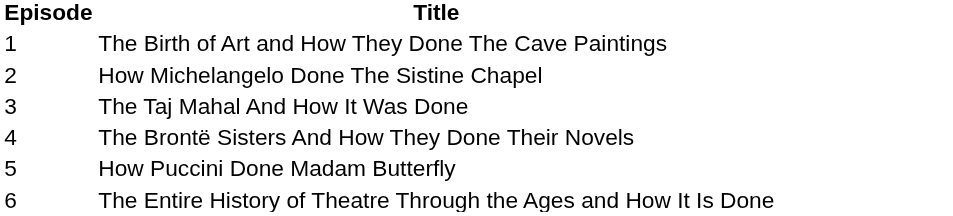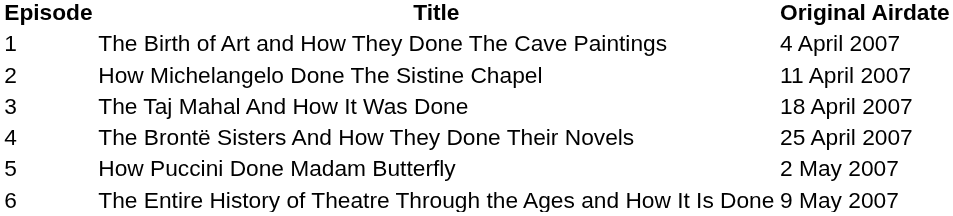+ column: (865, 12)
